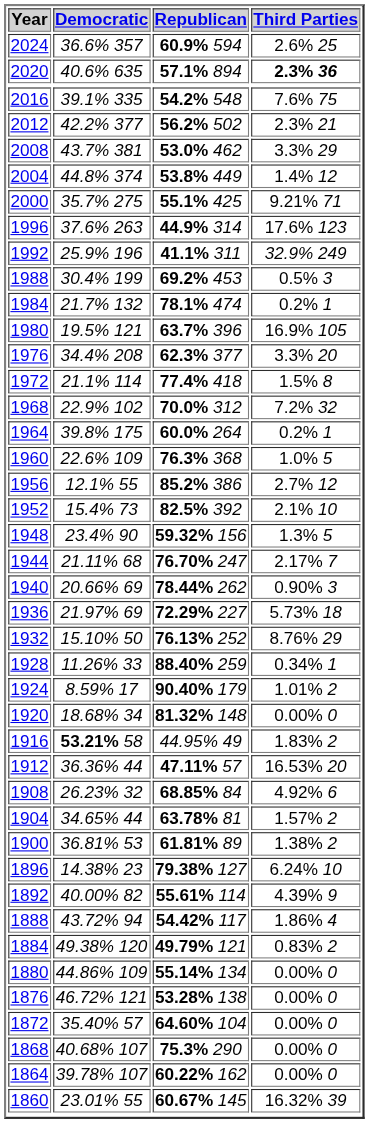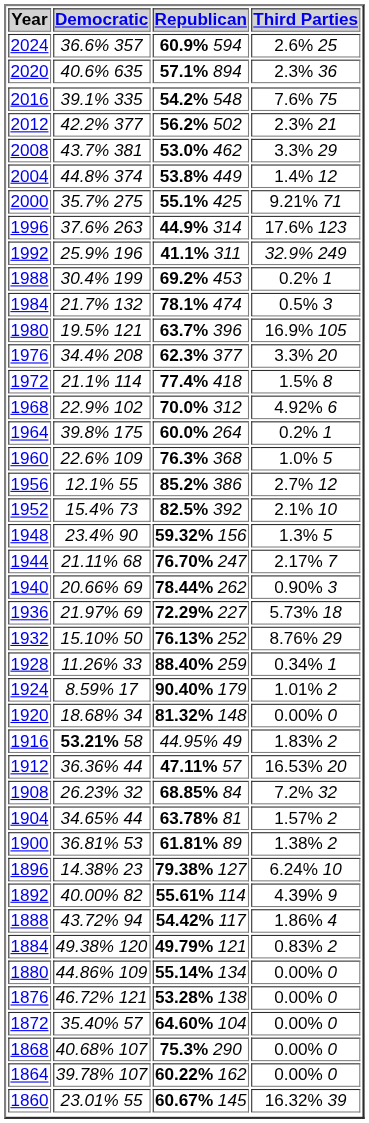(306, 71) bold -> (306, 71) normal
(306, 278) 0.5% 3 -> (306, 278) 0.2% 1
(306, 304) 0.2% 1 -> (306, 304) 0.5% 3
(306, 407) 7.2% 32 -> (306, 407) 4.92% 6
(306, 792) 4.92% 6 -> (306, 792) 7.2% 32
